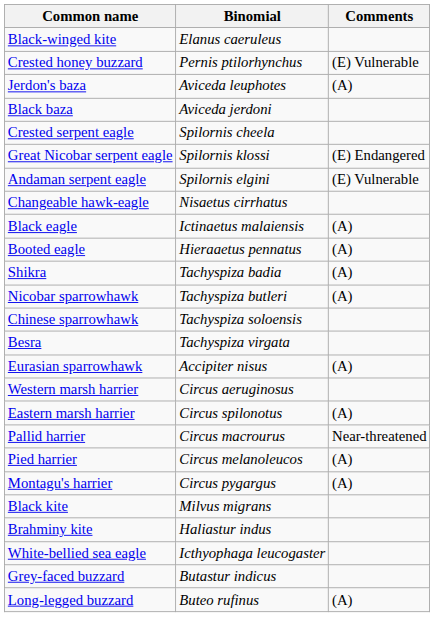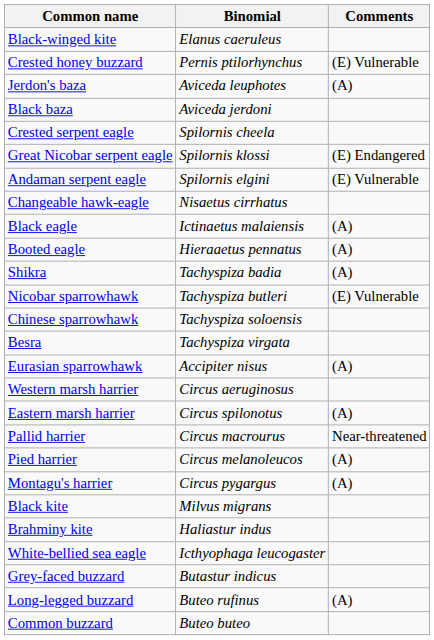(342, 296) (A) -> (375, 296) (E) Vulnerable
+ row: (60, 623)
